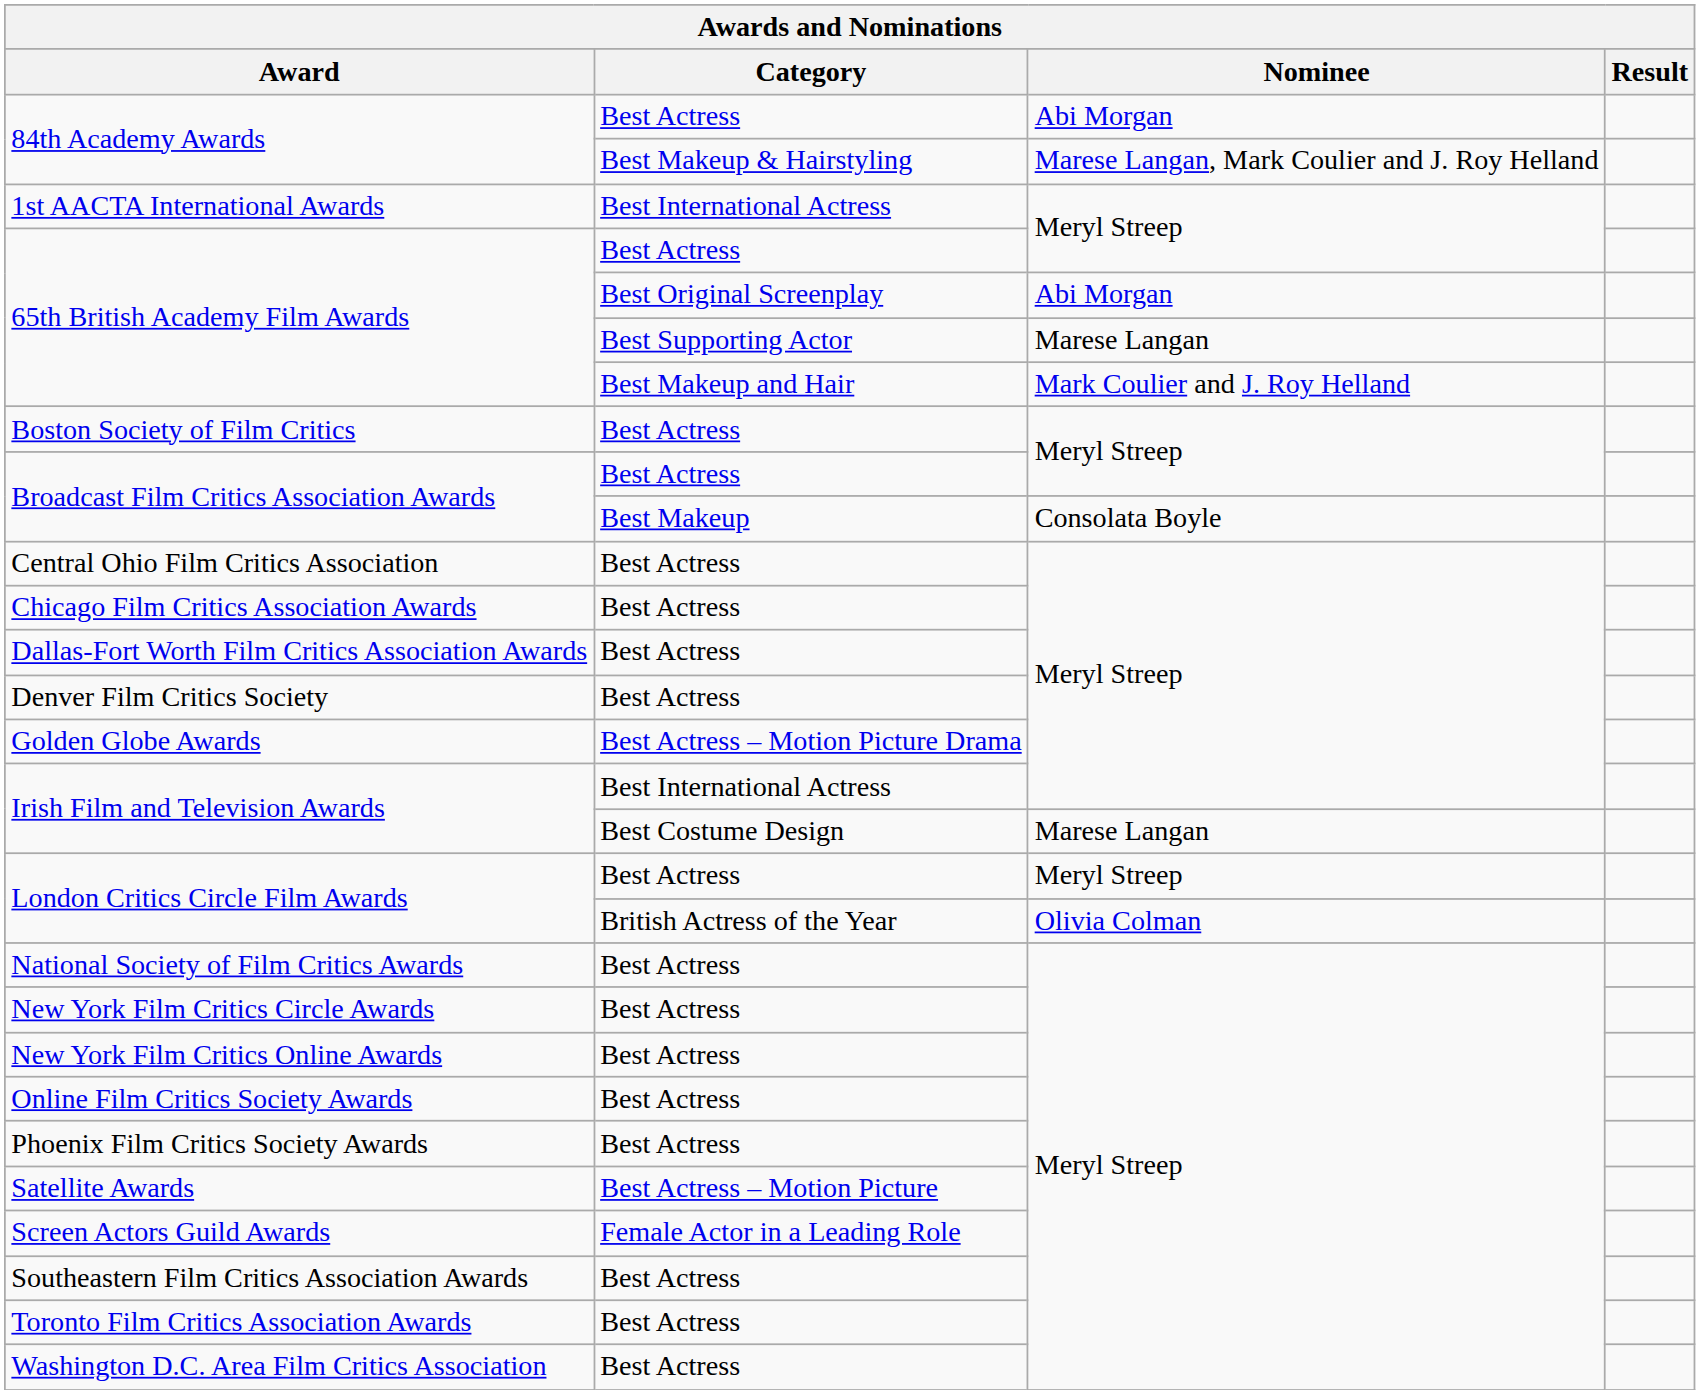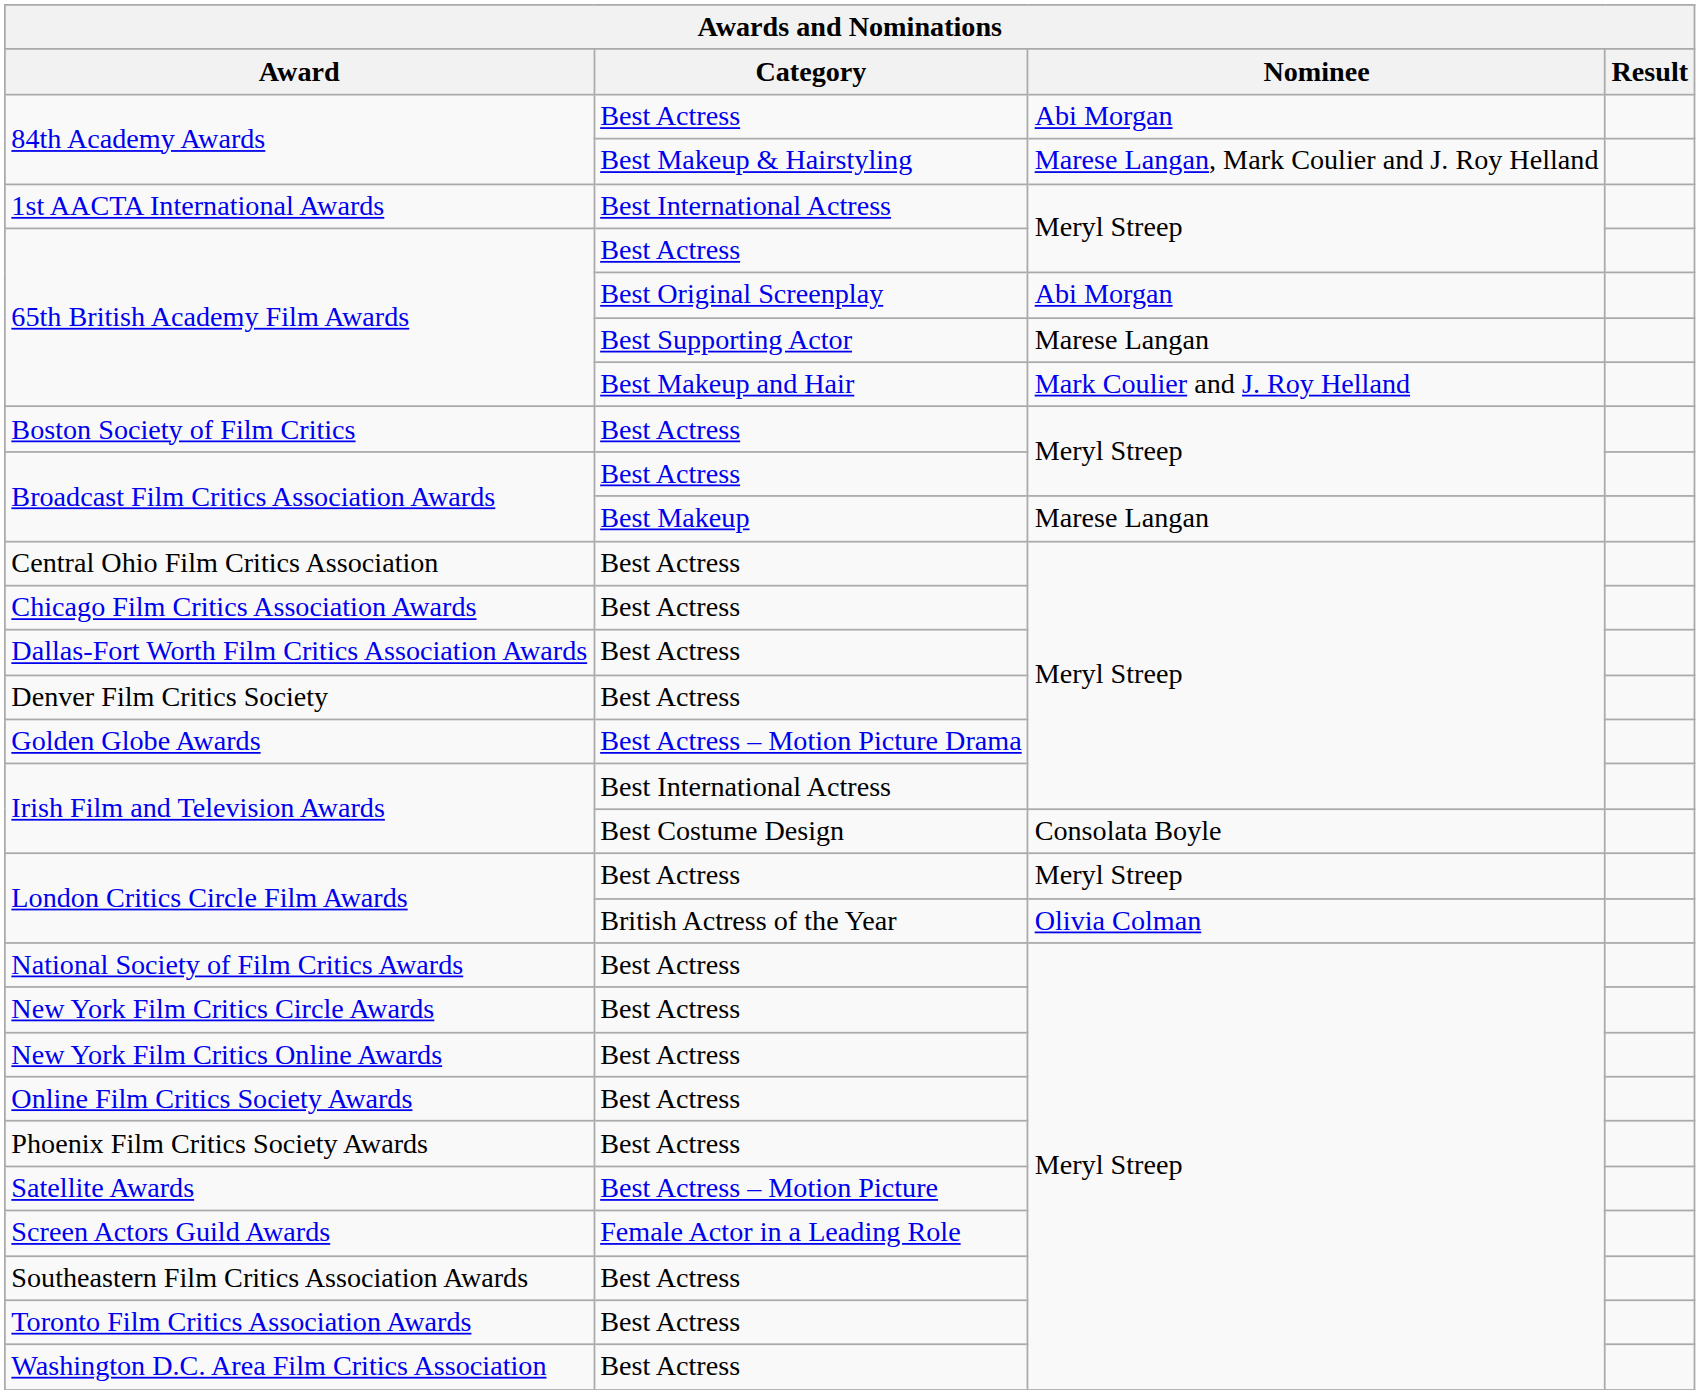(1128, 518) Consolata Boyle -> (1122, 518) Marese Langan
(1122, 830) Marese Langan -> (1128, 830) Consolata Boyle
